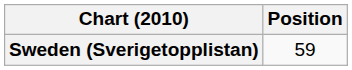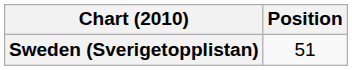(305, 49) 59 -> (305, 49) 51
